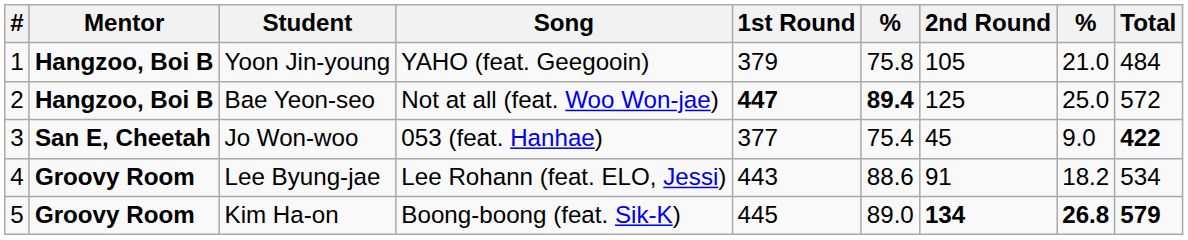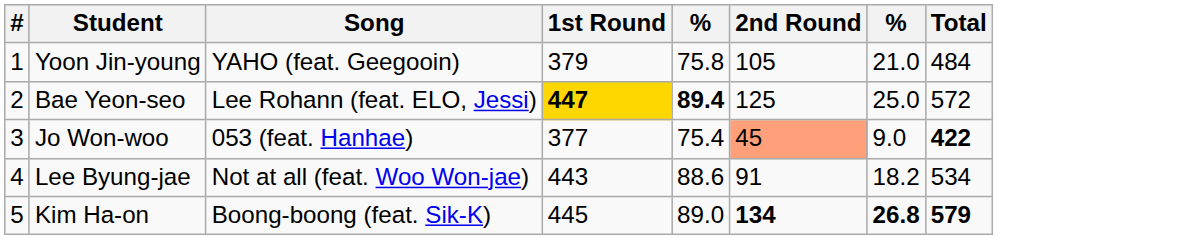- column: (124, 23)
(560, 100) Not at all (feat. Woo Won-jae) -> (374, 100) Lee Rohann (feat. ELO, Jessi)
(758, 100) no background -> (568, 100) gold background
(938, 138) no background -> (749, 138) lightsalmon background
(564, 176) Lee Rohann (feat. ELO, Jessi) -> (370, 176) Not at all (feat. Woo Won-jae)
